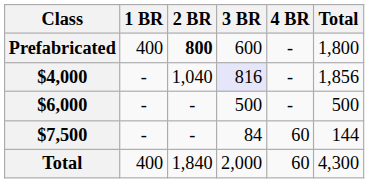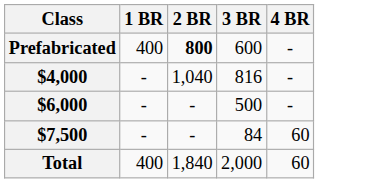- column: (338, 18)
(248, 76) lavender background -> (248, 76) no background
